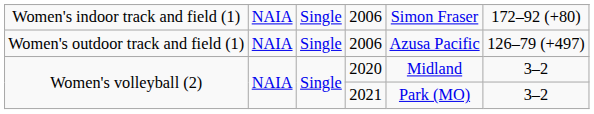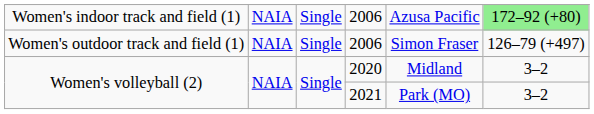(435, 17) Simon Fraser -> (435, 17) Azusa Pacific
(536, 17) no background -> (536, 17) lightgreen background
(435, 43) Azusa Pacific -> (435, 43) Simon Fraser
